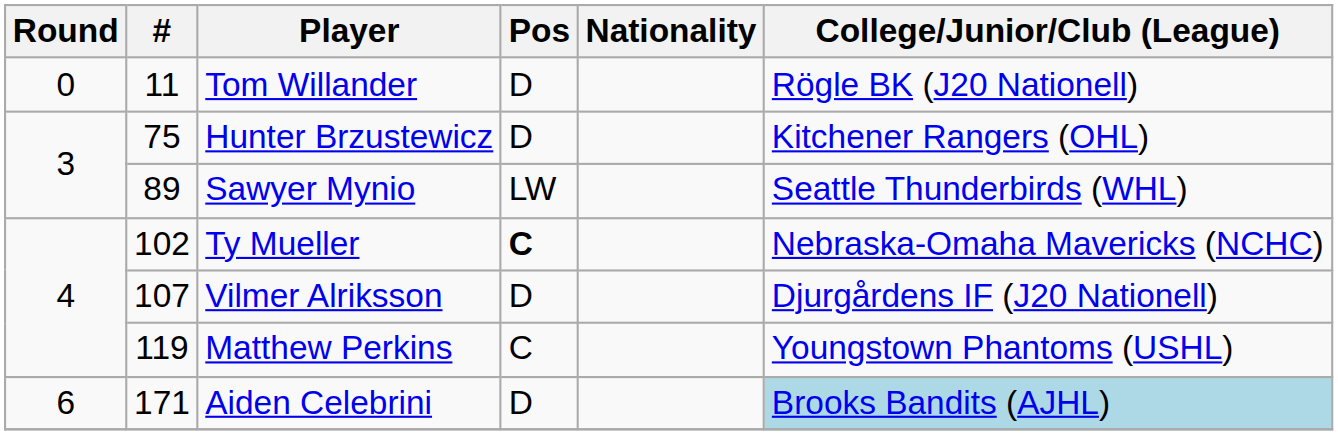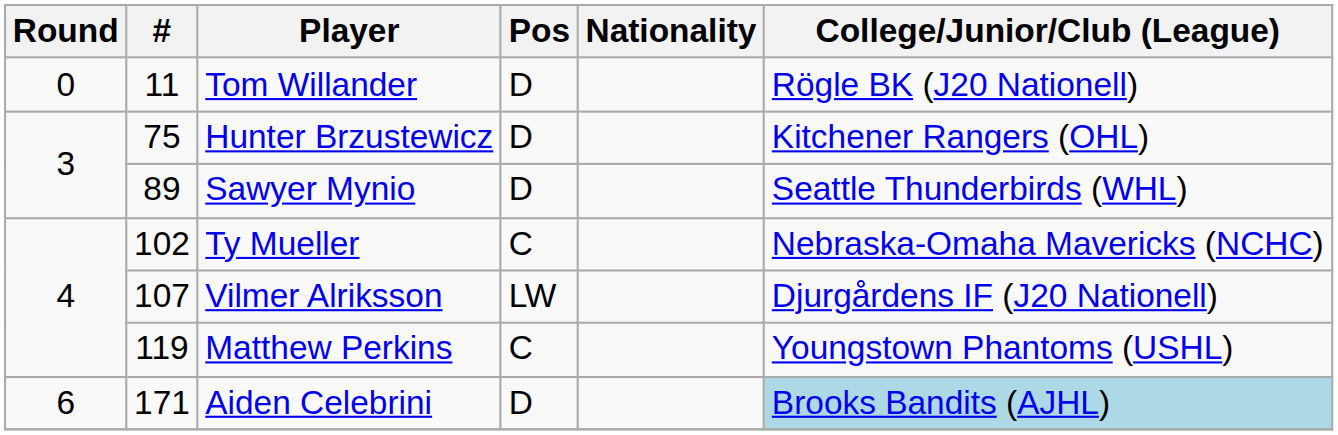(533, 190) LW -> (521, 190) D
(521, 243) bold -> (521, 243) normal
(521, 296) D -> (533, 296) LW
